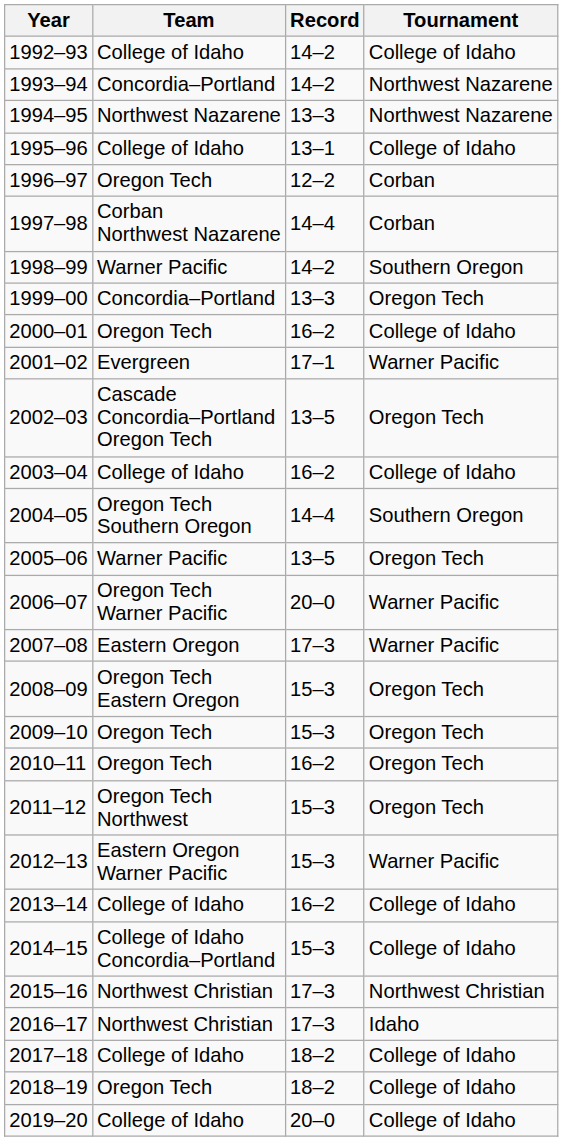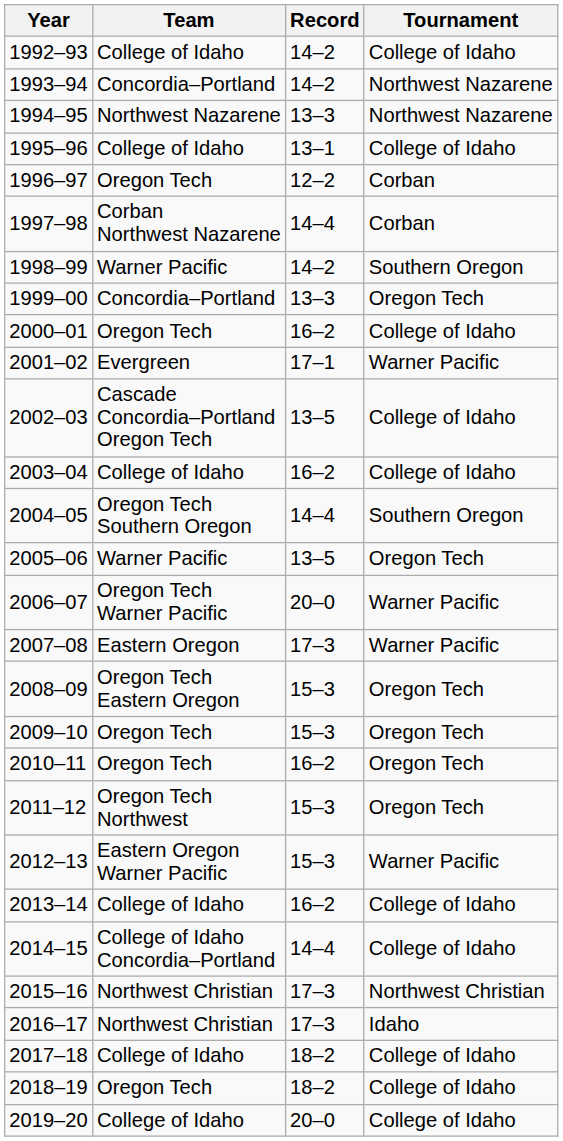(426, 417) Oregon Tech -> (442, 417) College of Idaho
(313, 948) 15–3 -> (313, 948) 14–4
